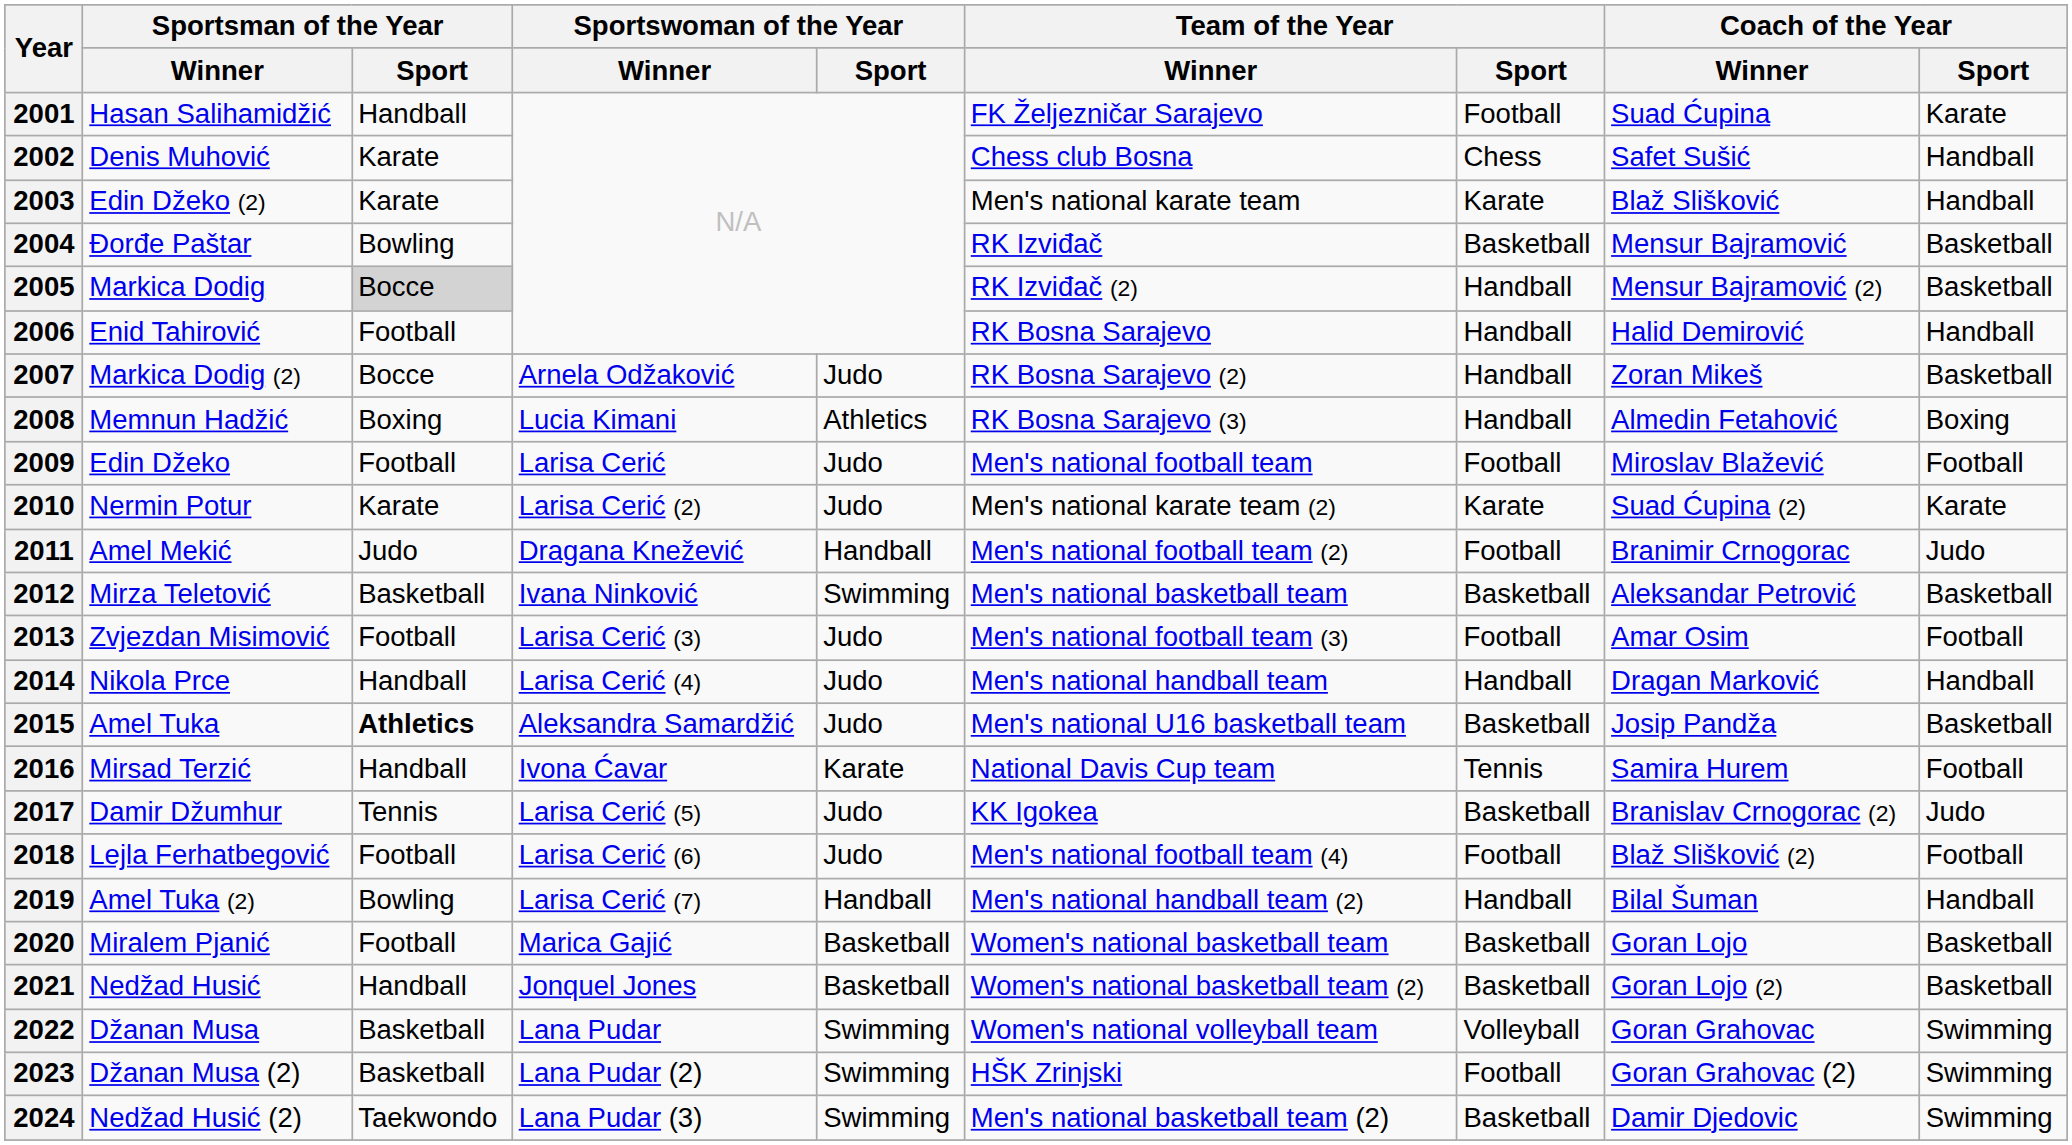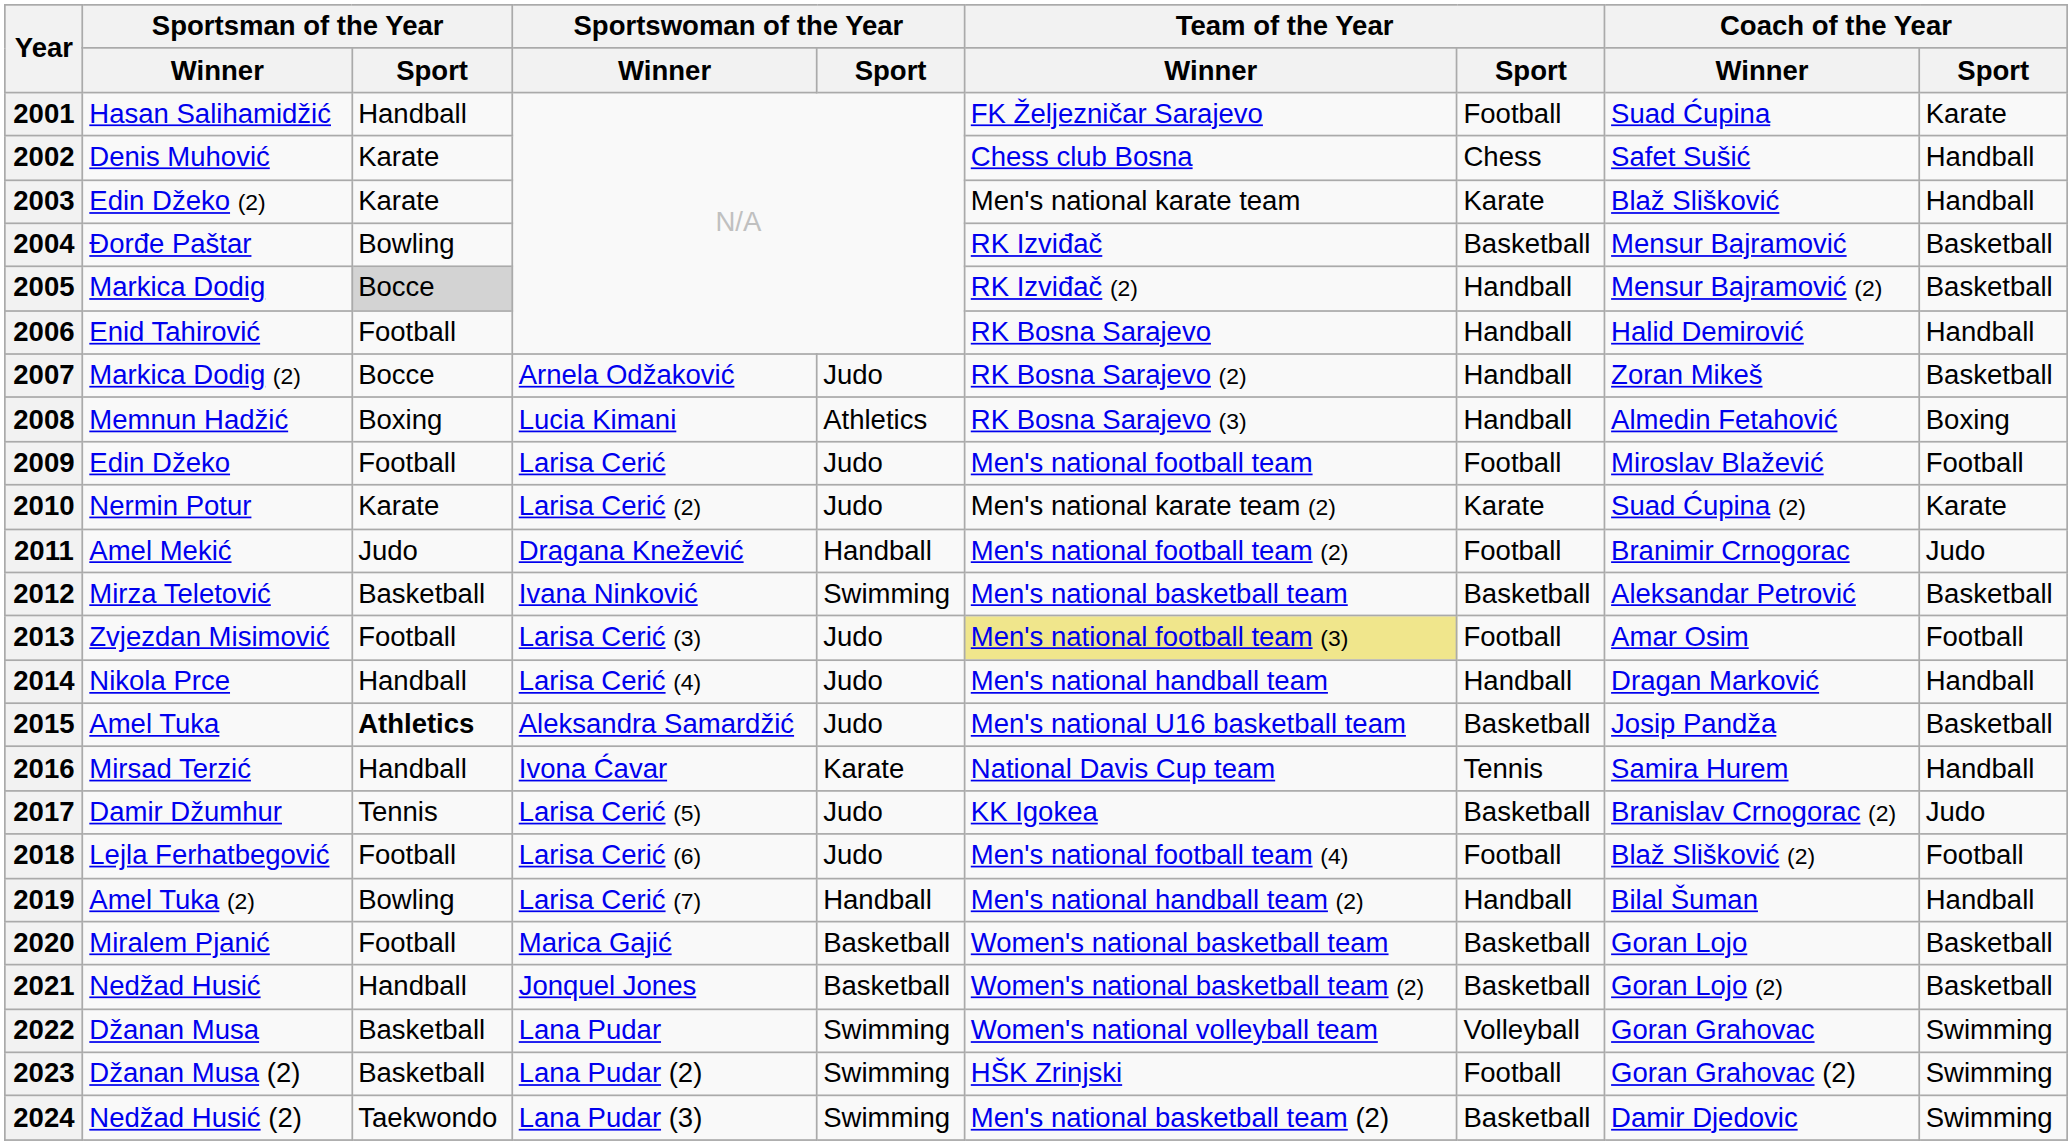(1160, 637) no background -> (1160, 637) khaki background
(1975, 768) Football -> (1980, 768) Handball
